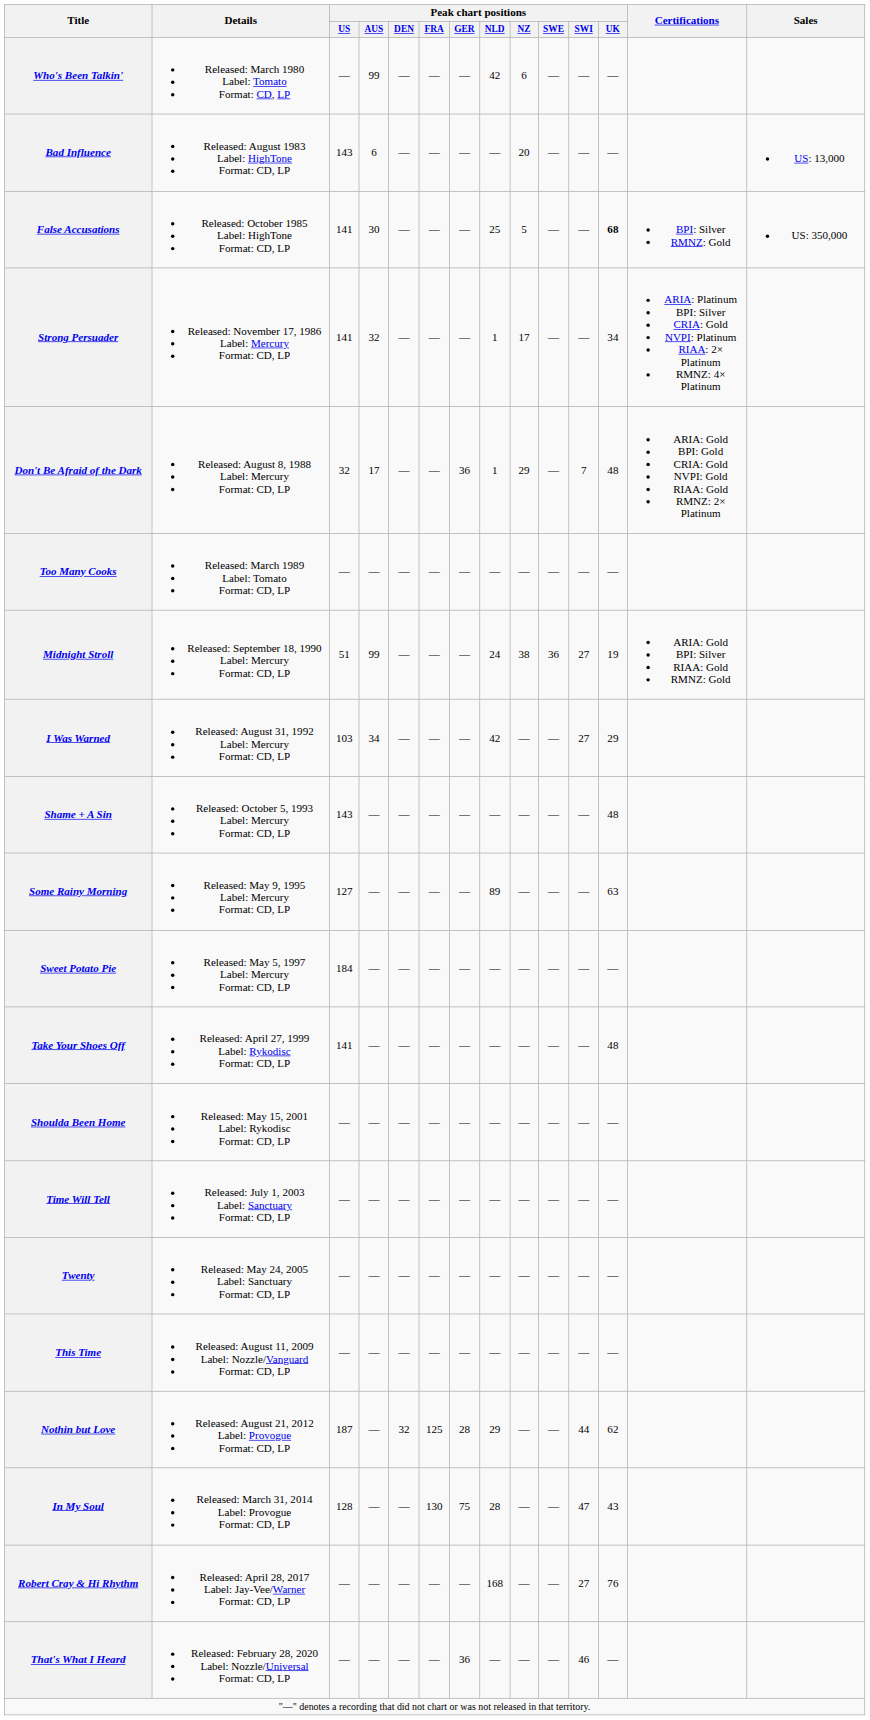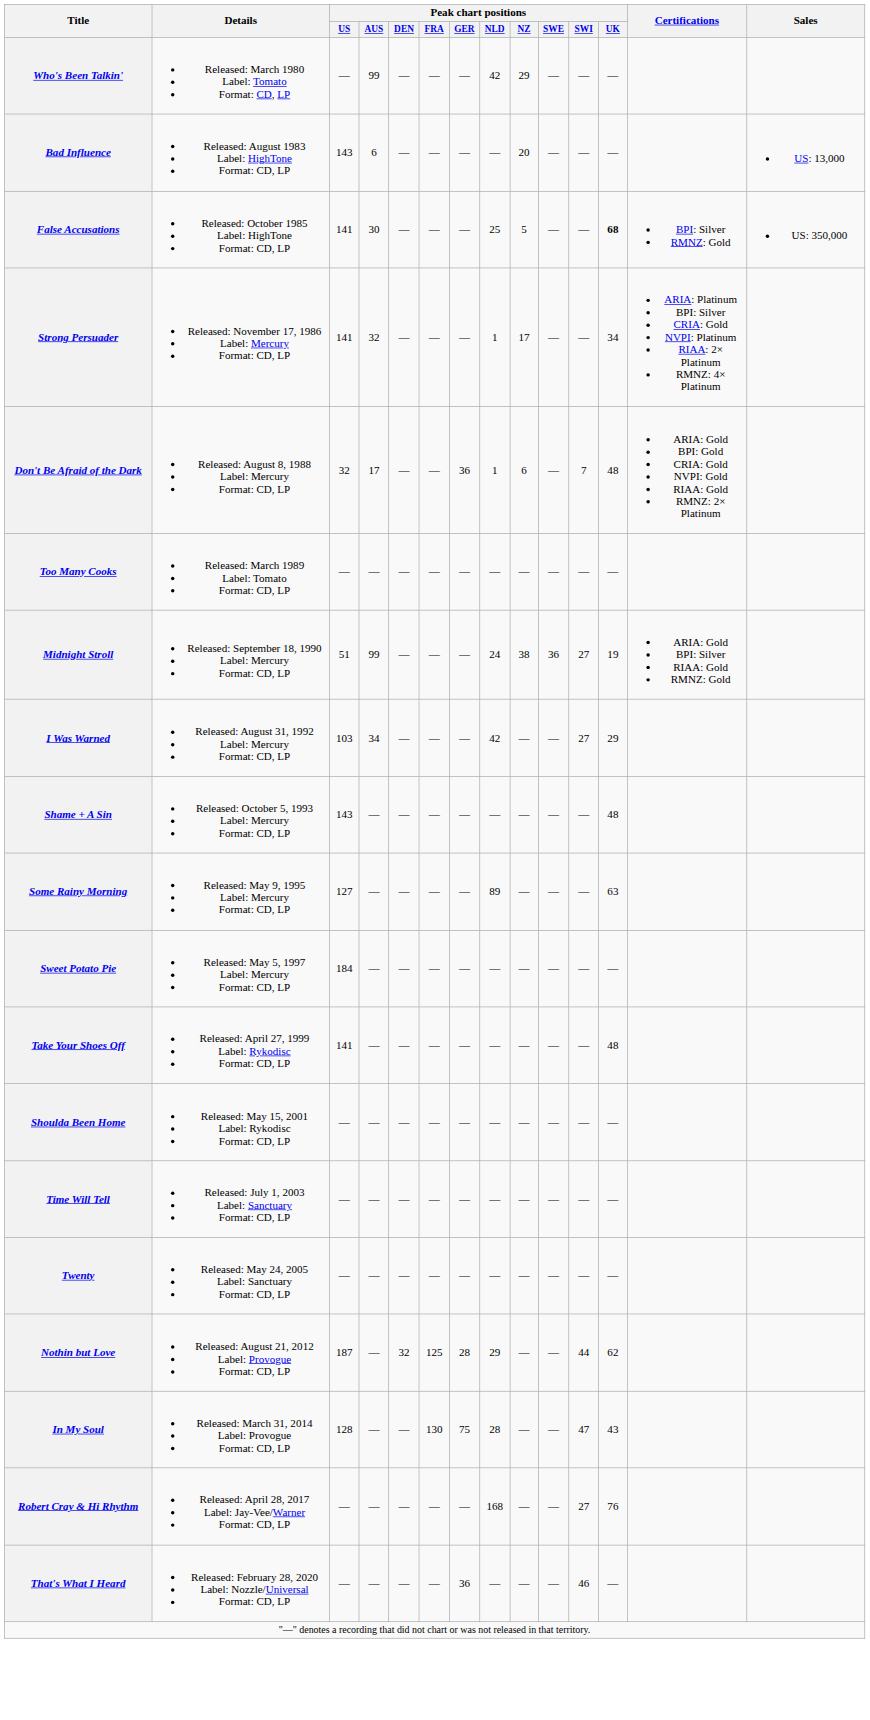(524, 75) 6 -> (524, 75) 29
(524, 470) 29 -> (524, 470) 6
- row: (78, 1352)
